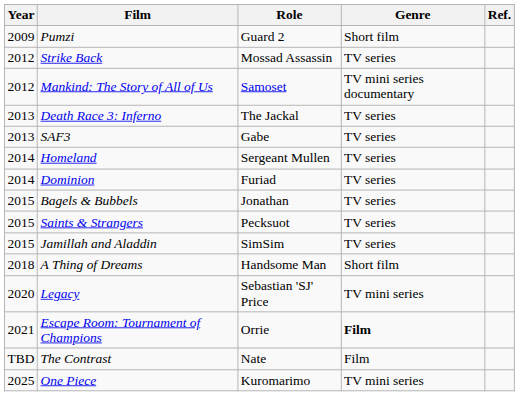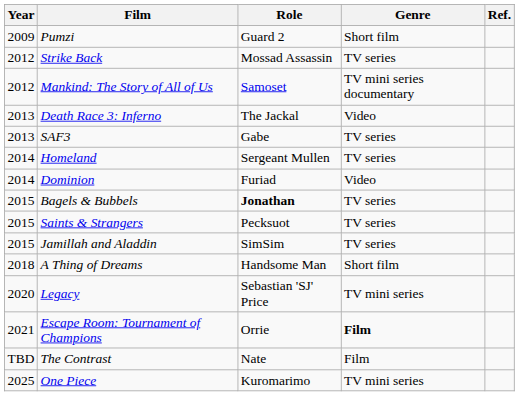(370, 115) TV series -> (360, 115) Video
(370, 179) TV series -> (360, 179) Video
(265, 200) normal -> (268, 200) bold
